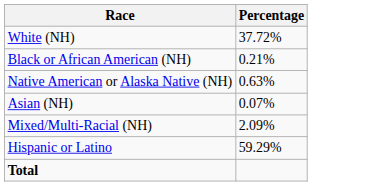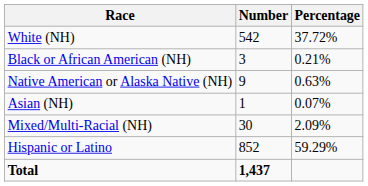+ column: (263, 15)
